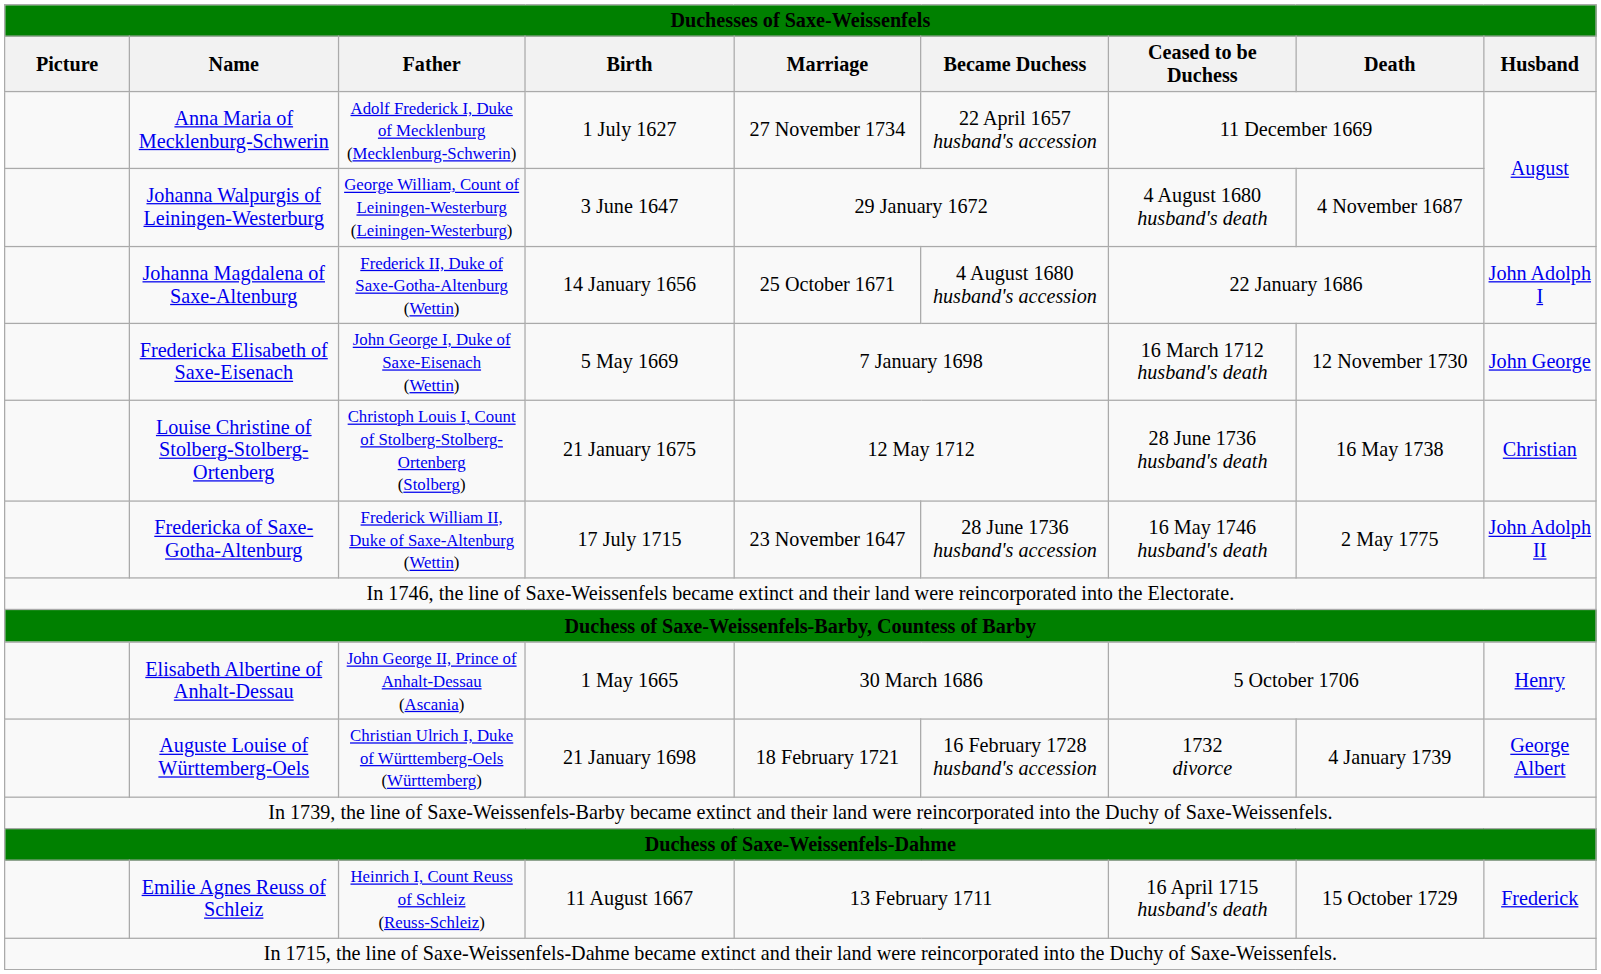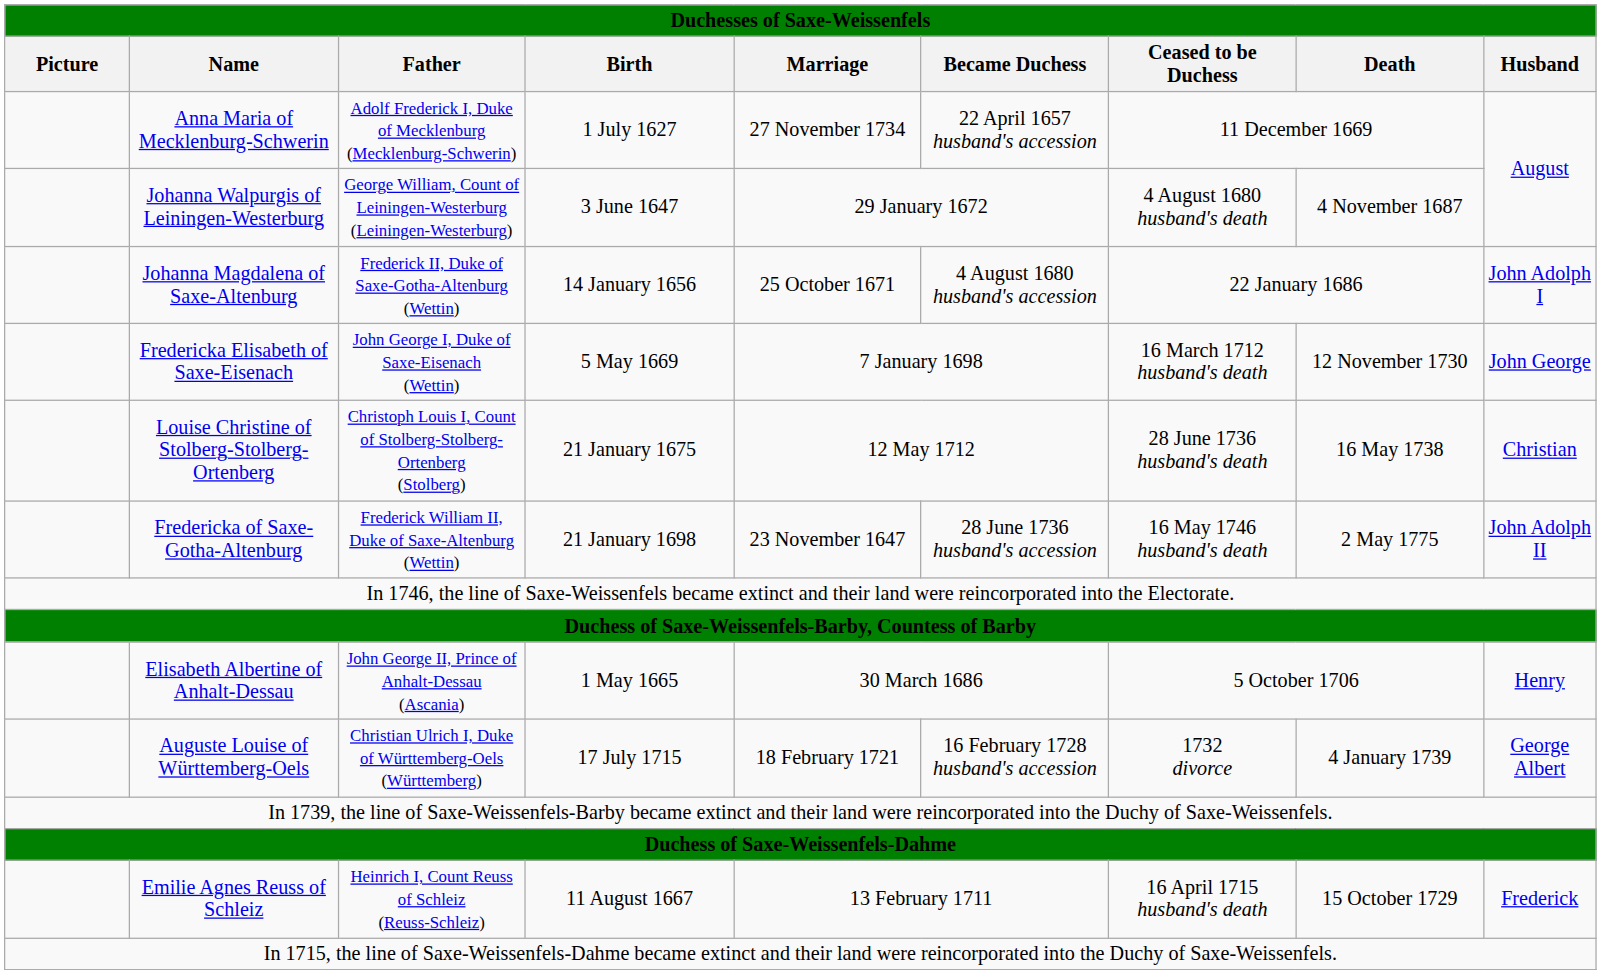(630, 539) 17 July 1715 -> (630, 539) 21 January 1698
(630, 757) 21 January 1698 -> (630, 757) 17 July 1715
